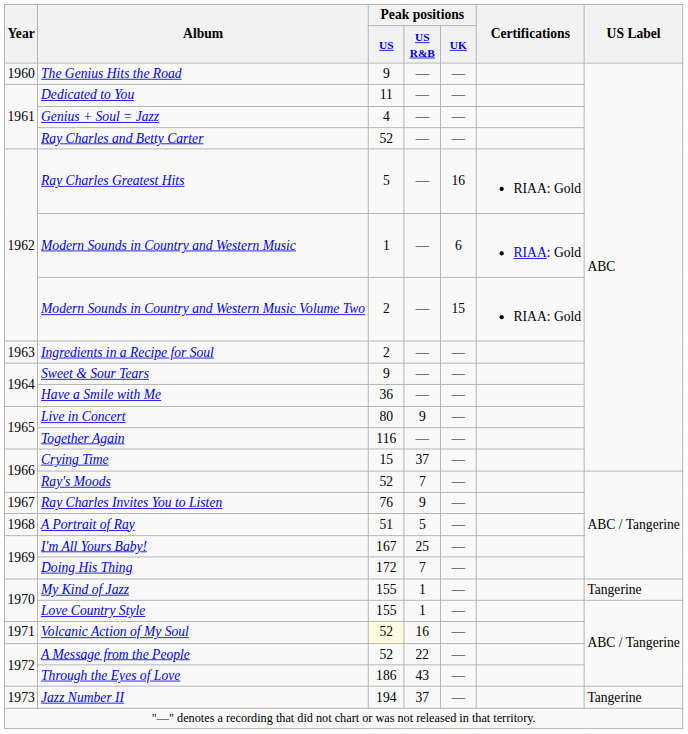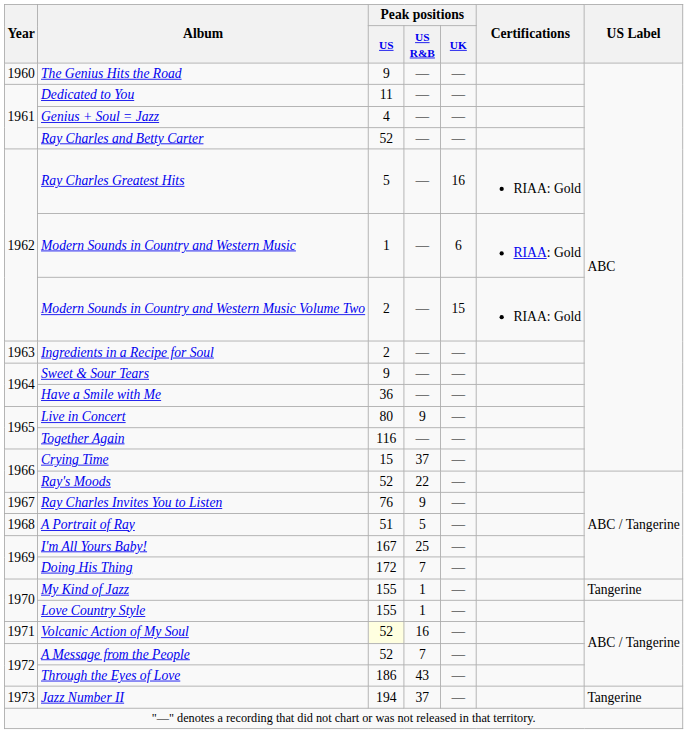(422, 481) 7 -> (422, 481) 22
(422, 654) 22 -> (422, 654) 7
